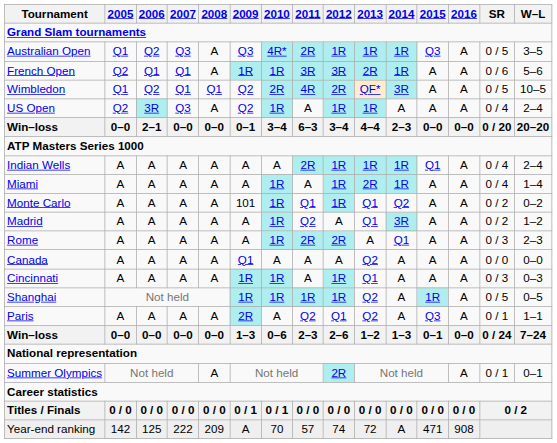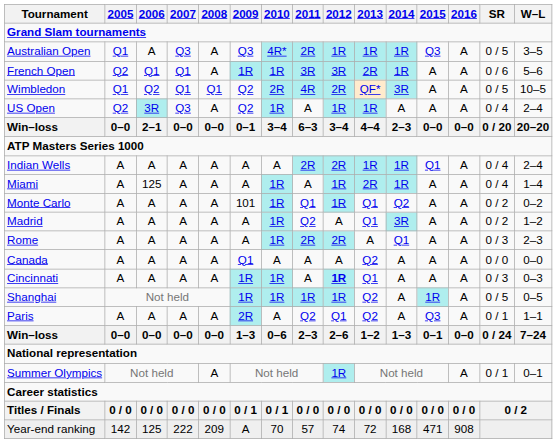(152, 51) Q2 -> (152, 51) A
(339, 164) 1R -> (339, 164) 2R
(152, 183) A -> (152, 183) 125
(339, 277) normal -> (339, 277) bold
(339, 372) 2R -> (339, 372) 1R
(401, 429) A -> (401, 429) 168
